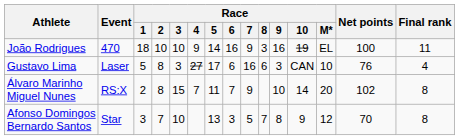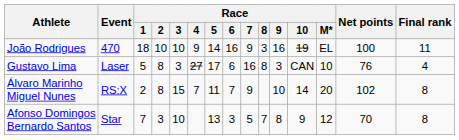(264, 66) 6 -> (264, 66) 8
(143, 120) 3 -> (143, 120) 7
(161, 120) 7 -> (161, 120) 3
